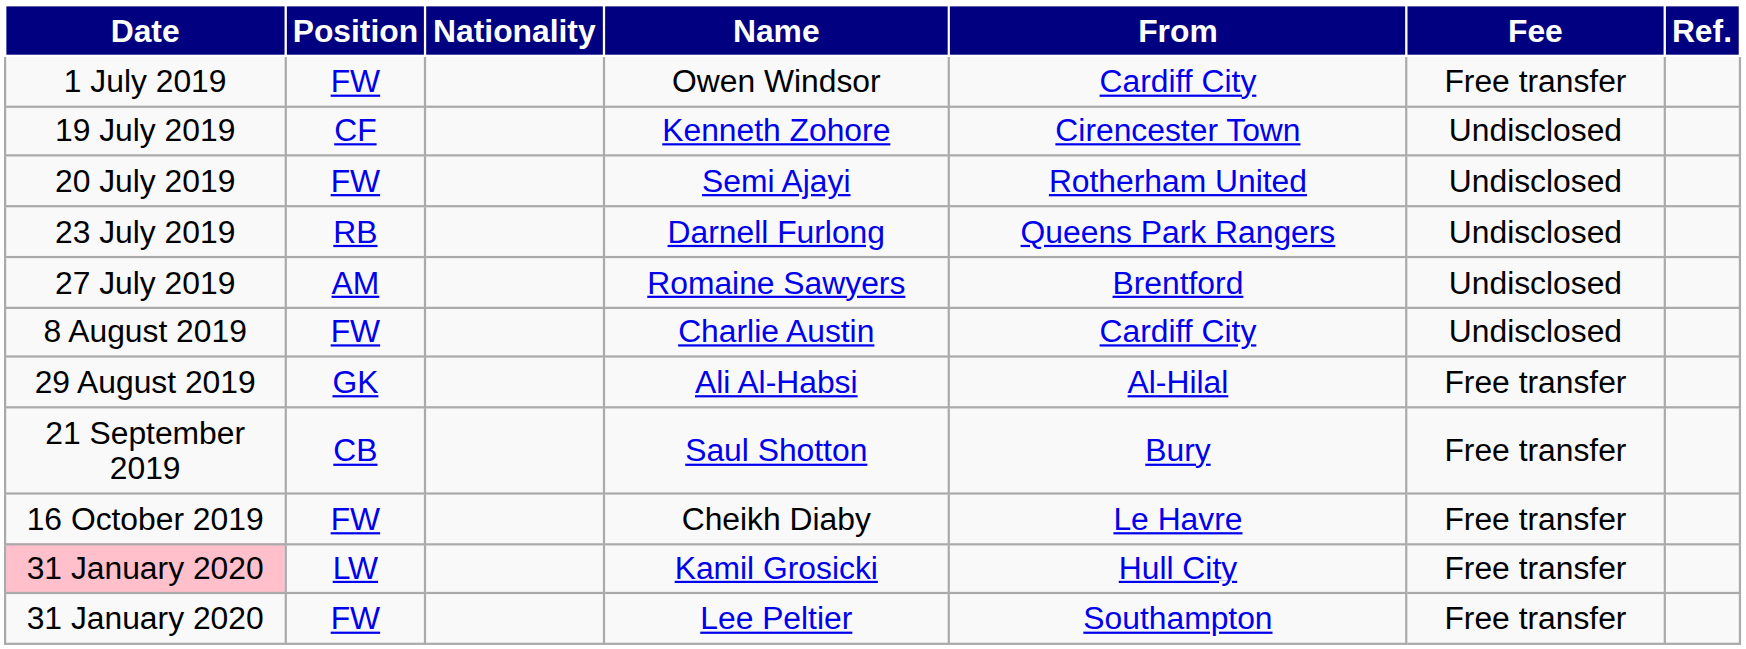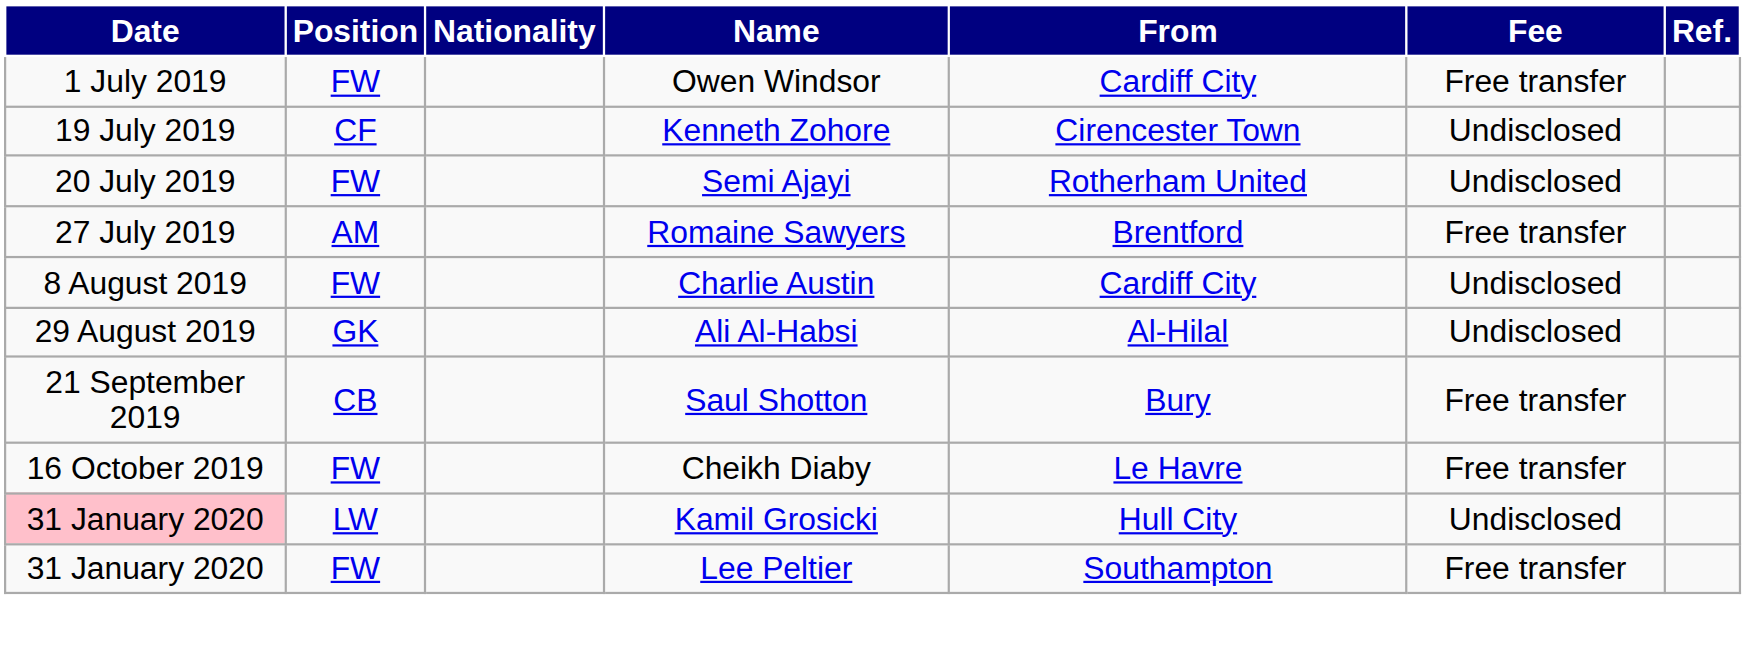- row: (776, 232)
(1535, 282) Undisclosed -> (1535, 232) Free transfer
(1535, 383) Free transfer -> (1535, 332) Undisclosed
(1535, 569) Free transfer -> (1535, 518) Undisclosed
